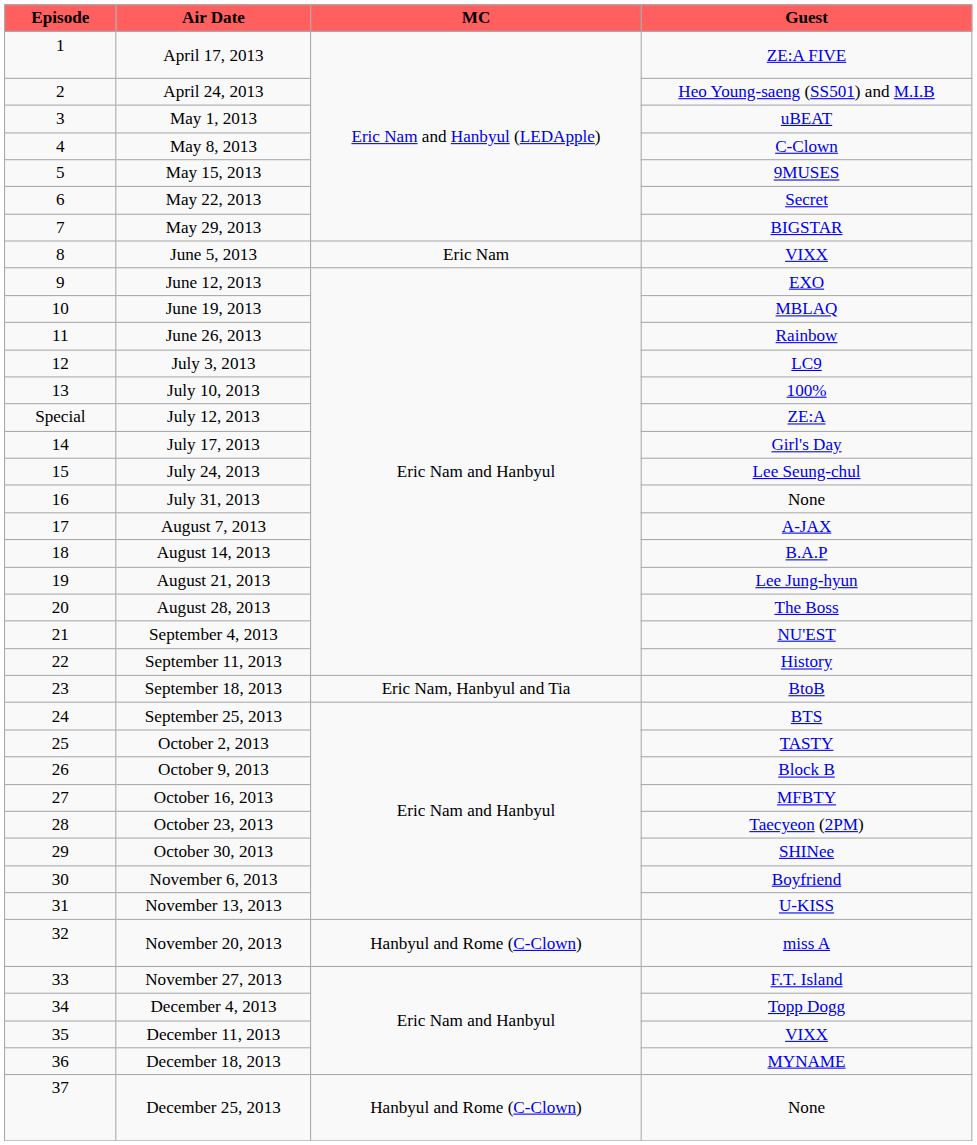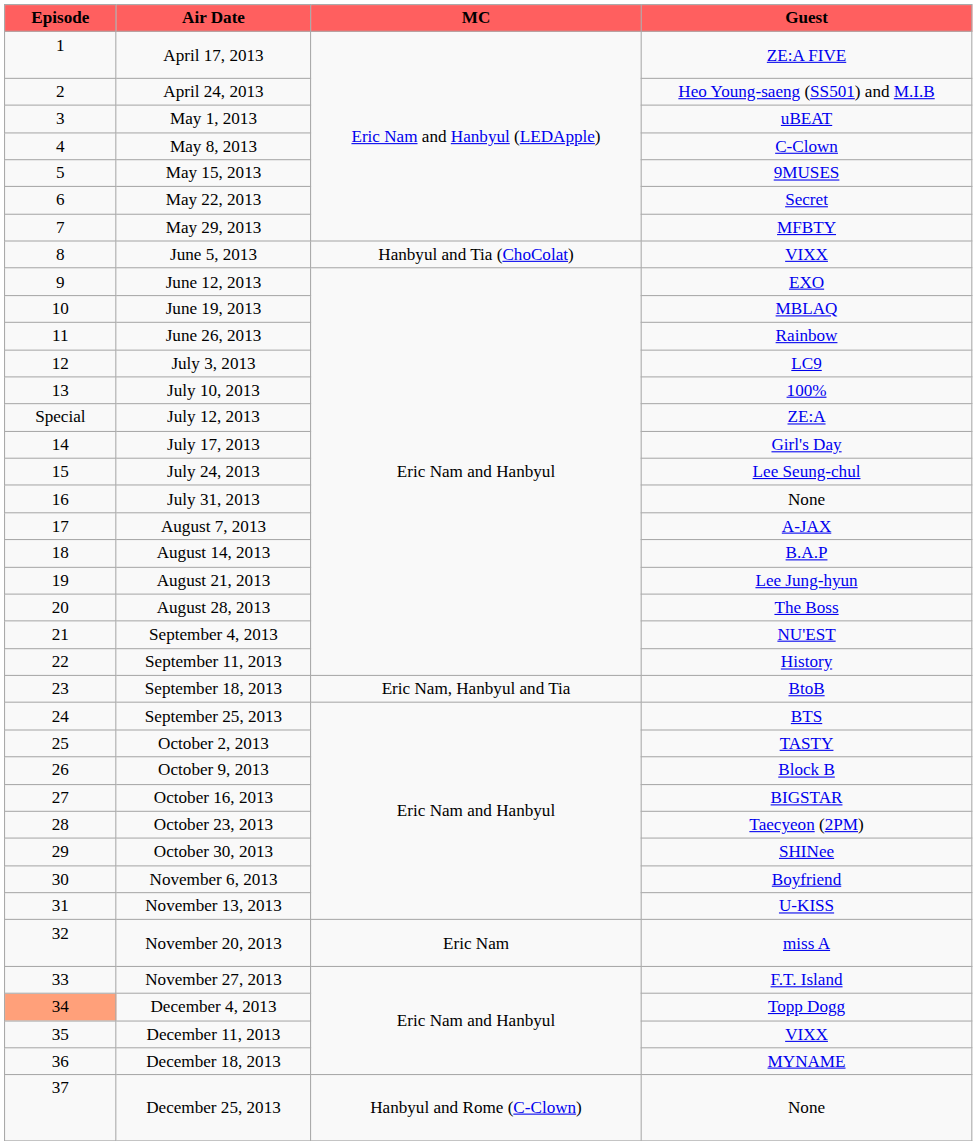(807, 227) BIGSTAR -> (807, 227) MFBTY
(476, 254) Eric Nam -> (476, 254) Hanbyul and Tia (ChoColat)
(807, 797) MFBTY -> (807, 797) BIGSTAR
(476, 942) Hanbyul and Rome (C-Clown) -> (476, 942) Eric Nam
(60, 1006) no background -> (60, 1006) lightsalmon background
